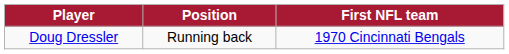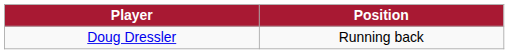- column: (390, 15)
